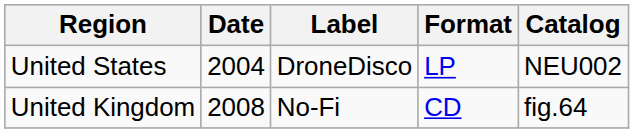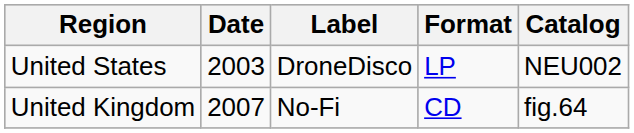(236, 66) 2004 -> (236, 66) 2003
(236, 107) 2008 -> (236, 107) 2007
